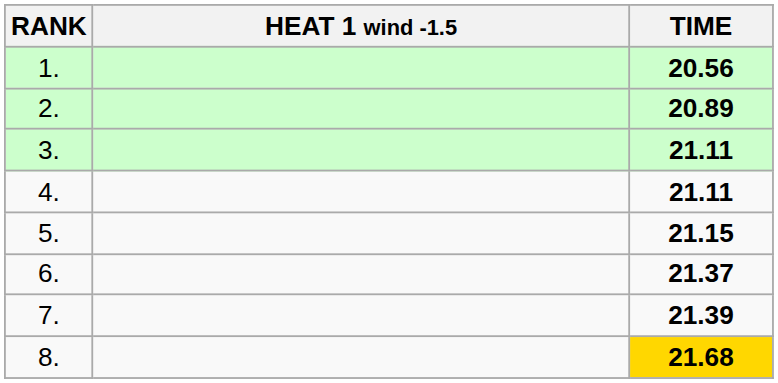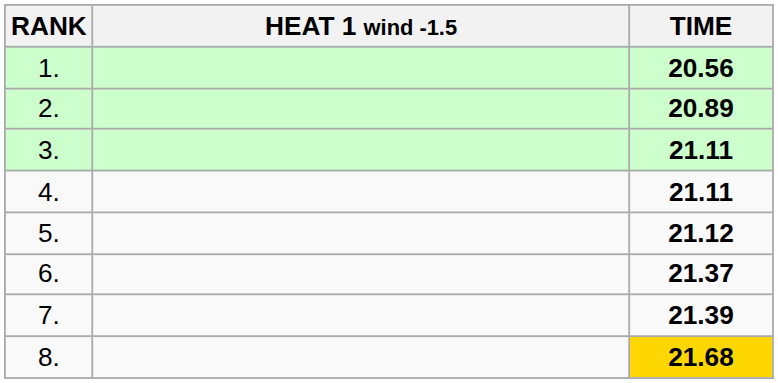(701, 233) 21.15 -> (701, 233) 21.12
